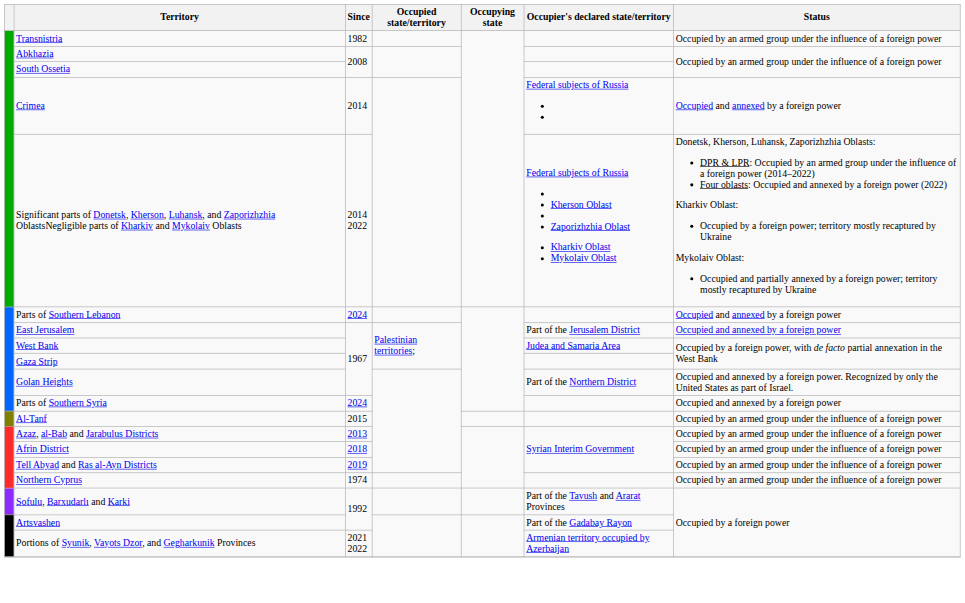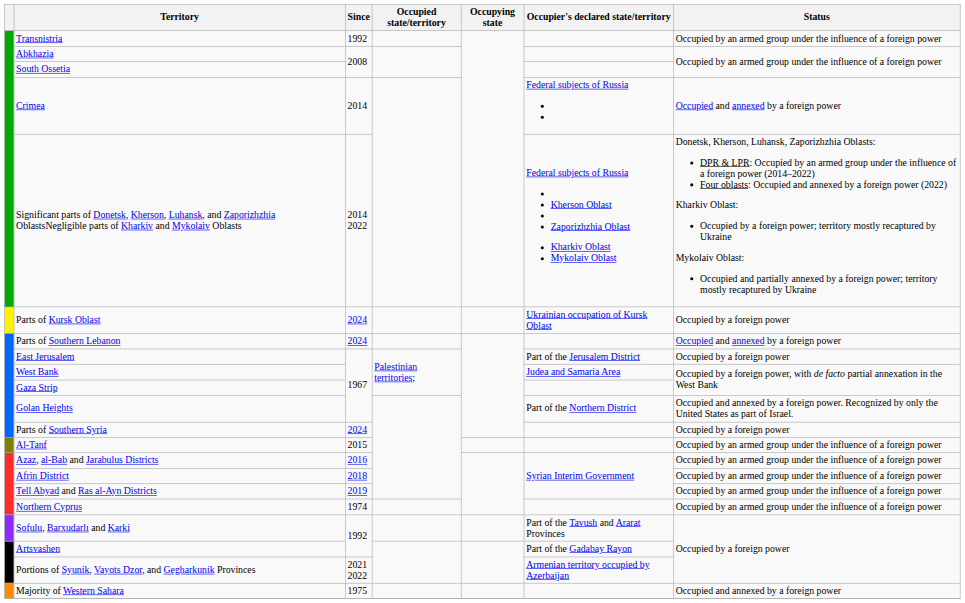(357, 38) 1982 -> (357, 38) 1992
+ row: (58, 320)
(758, 330) Occupied and annexed by a foreign power -> (733, 356) Occupied by a foreign power
(758, 403) Occupied and annexed by a foreign power -> (733, 429) Occupied by a foreign power
(357, 434) 2013 -> (357, 460) 2016
+ row: (70, 591)
